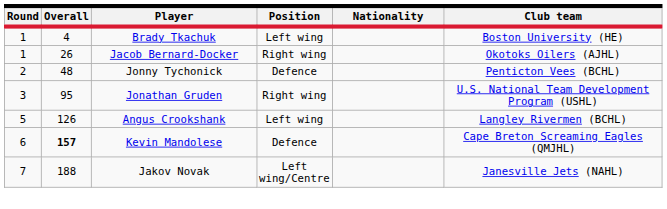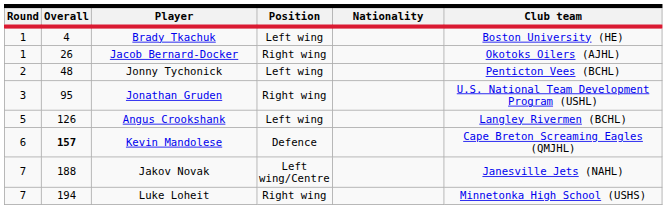(294, 72) Defence -> (294, 72) Left wing
+ row: (174, 196)
